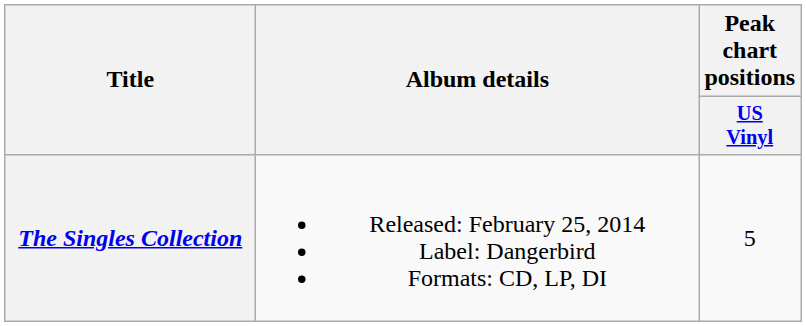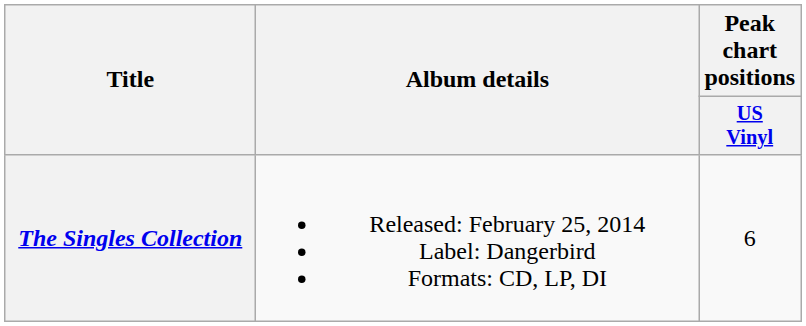(750, 237) 5 -> (750, 237) 6
